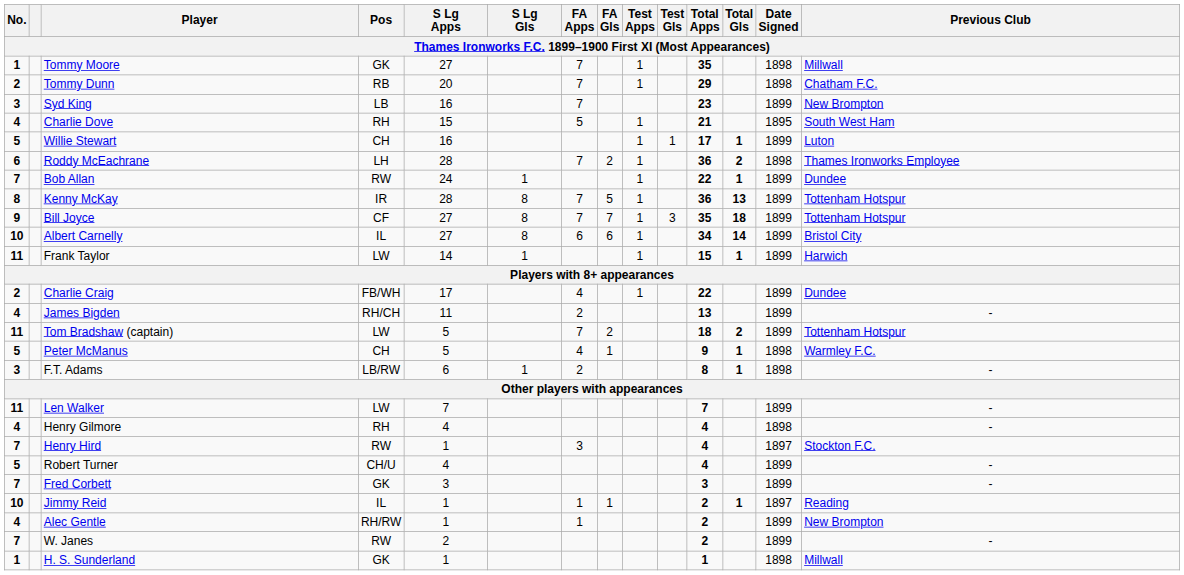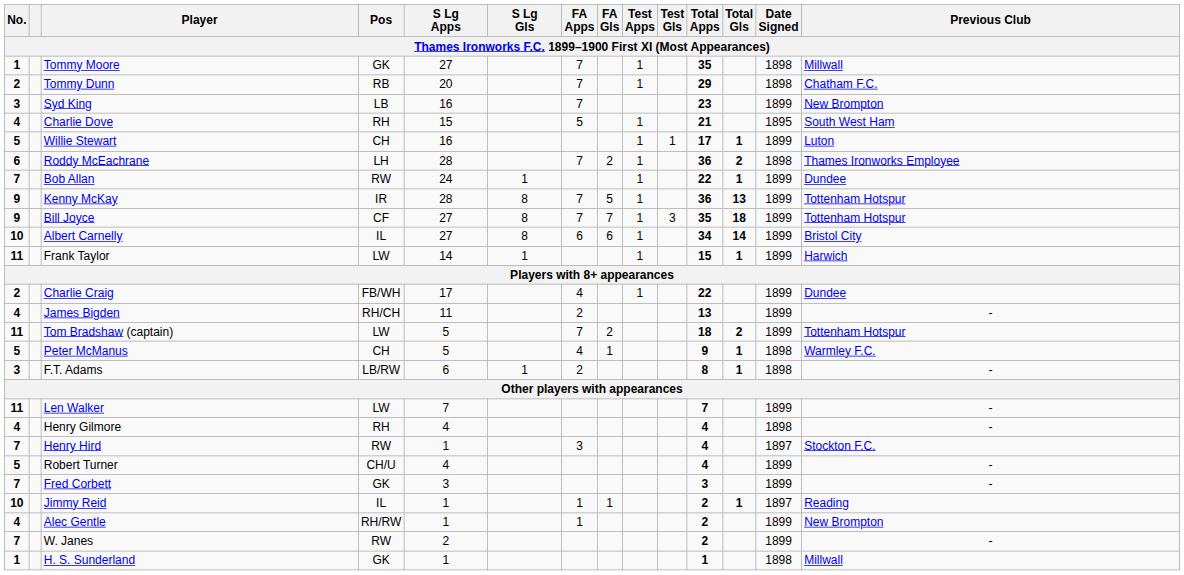(17, 198) 8 -> (17, 198) 9
